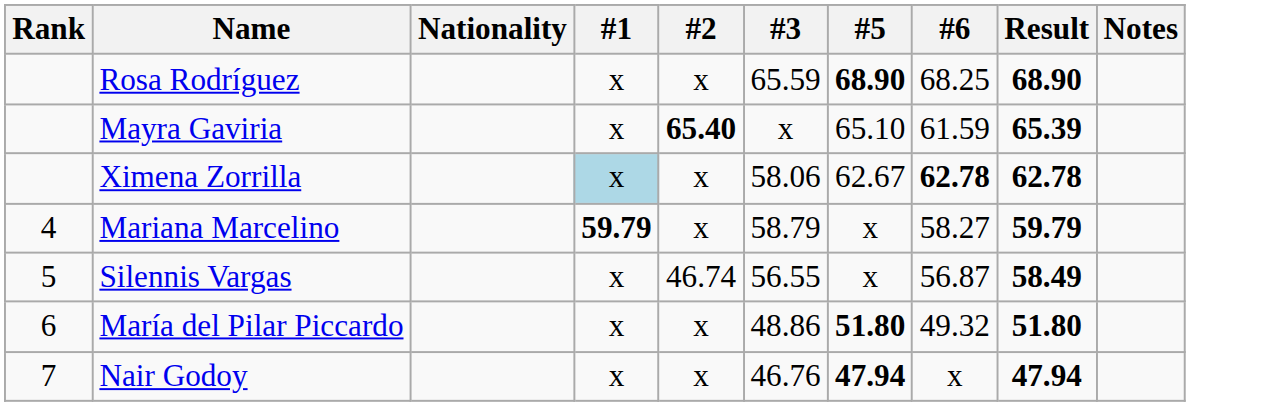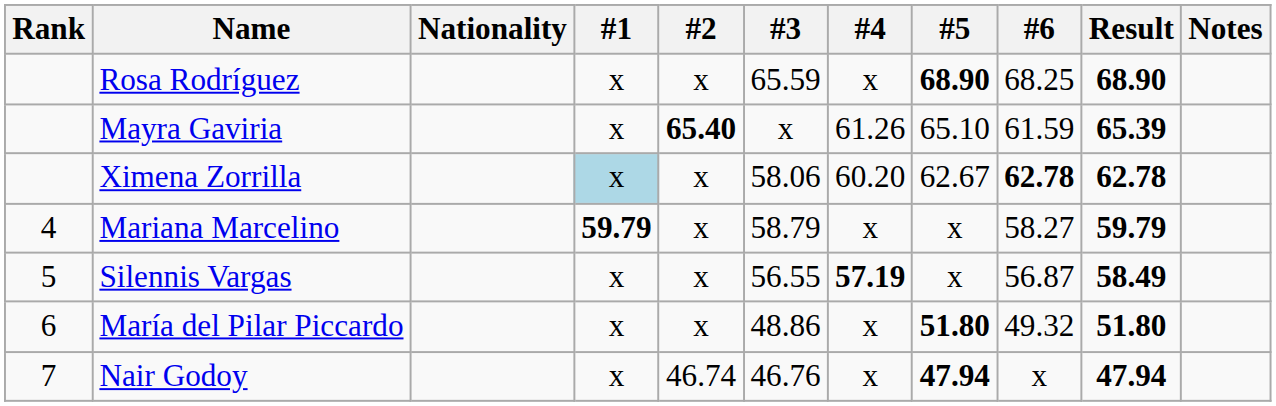+ column: (870, 29)
(701, 276) 46.74 -> (701, 276) x
(701, 375) x -> (701, 375) 46.74
